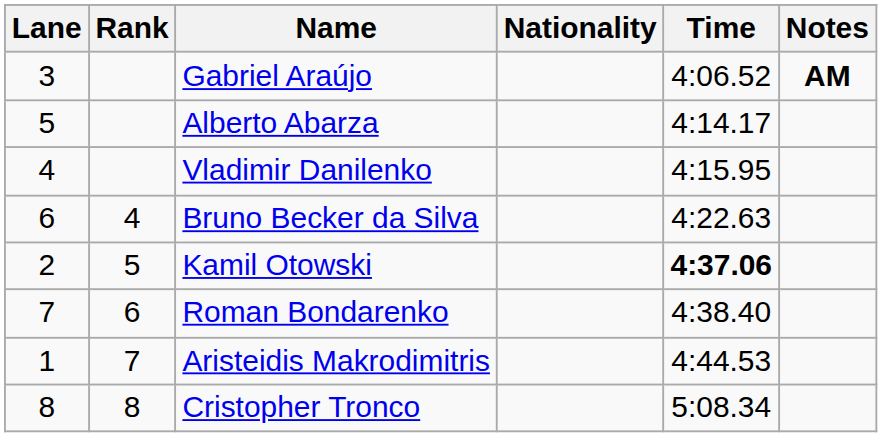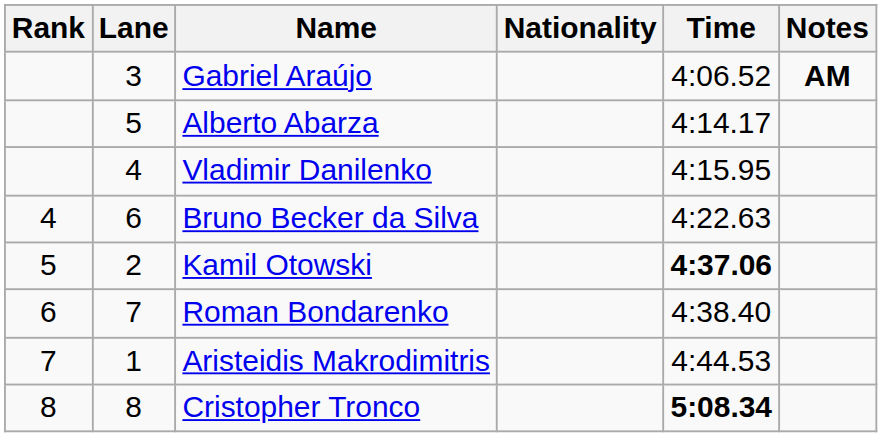columns swapped: (132, 28) <-> (47, 28)
(721, 407) normal -> (721, 407) bold
